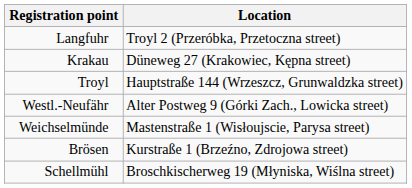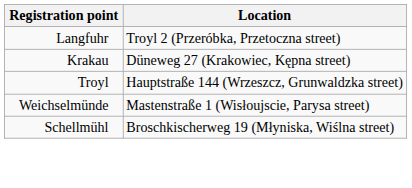- row: (66, 104)
- row: (89, 149)
